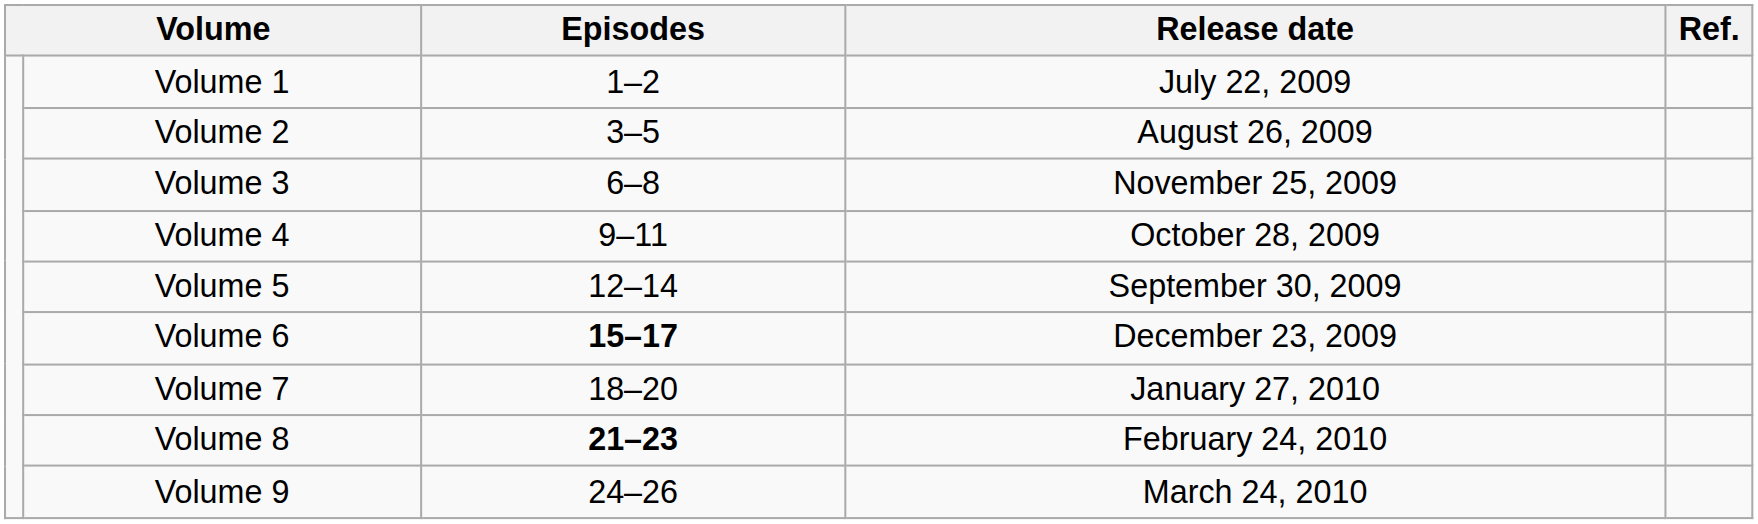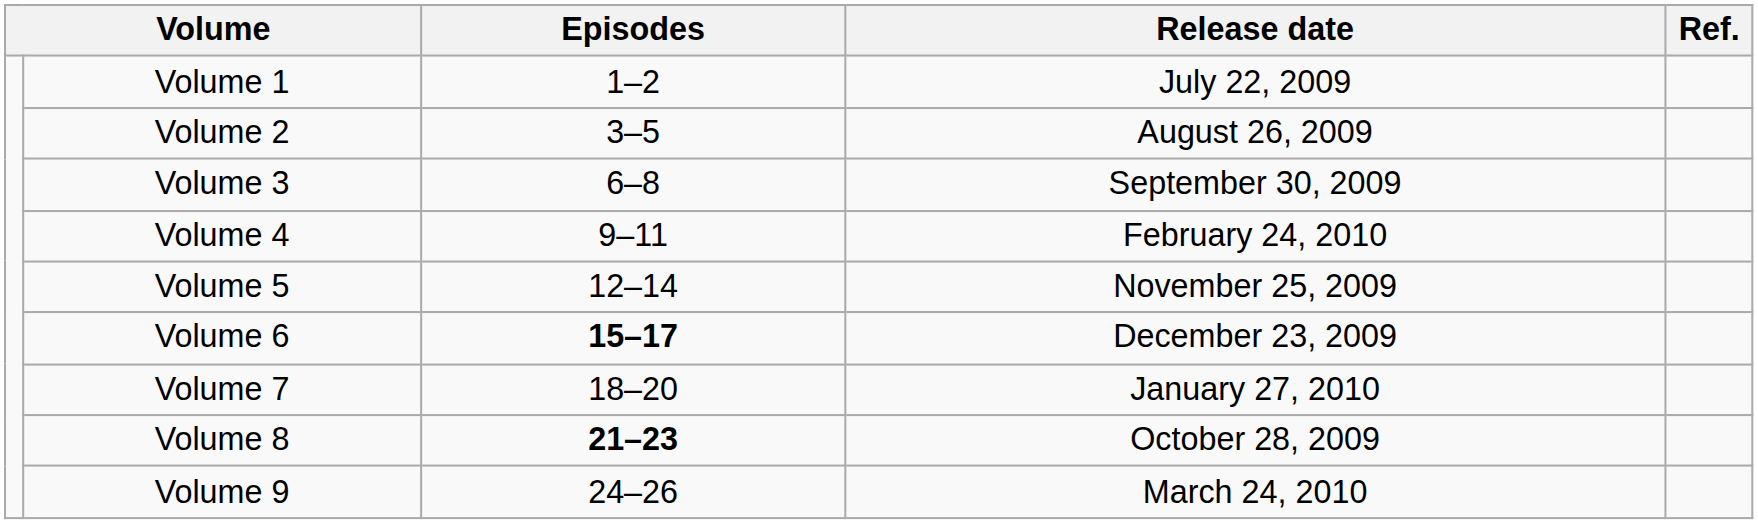(1255, 183) November 25, 2009 -> (1255, 183) September 30, 2009
(1255, 235) October 28, 2009 -> (1255, 235) February 24, 2010
(1255, 286) September 30, 2009 -> (1255, 286) November 25, 2009
(1255, 440) February 24, 2010 -> (1255, 440) October 28, 2009
